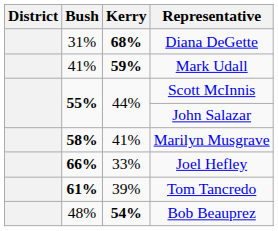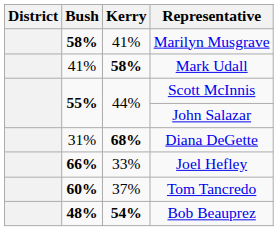rows swapped: (212, 41) <-> (212, 139)
(126, 66) 59% -> (126, 66) 58%
(82, 189) 61% -> (82, 189) 60%
(126, 189) 39% -> (126, 189) 37%
(82, 213) normal -> (82, 213) bold
